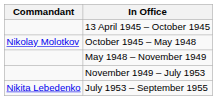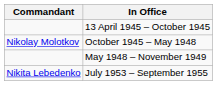- row: (145, 73)
